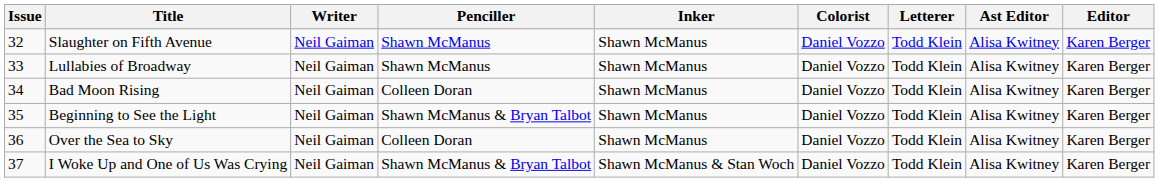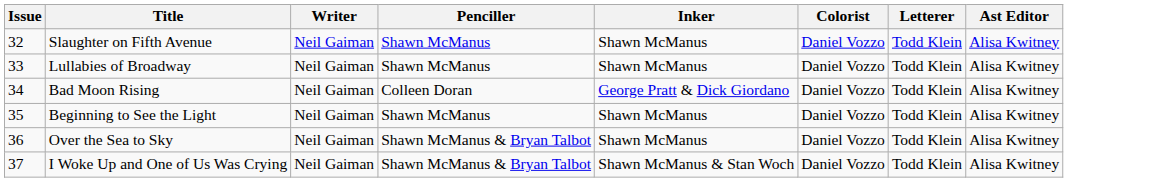- column: (1108, 16)
(653, 90) Shawn McManus -> (694, 90) George Pratt & Dick Giordano
(486, 115) Shawn McManus & Bryan Talbot -> (436, 115) Shawn McManus
(427, 139) Colleen Doran -> (486, 139) Shawn McManus & Bryan Talbot
